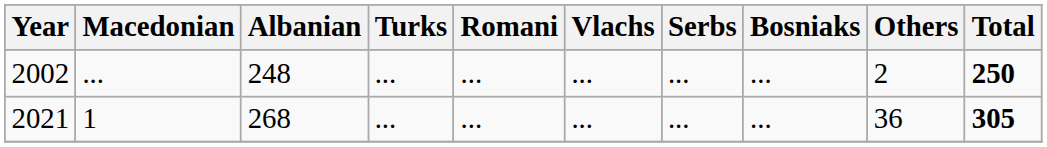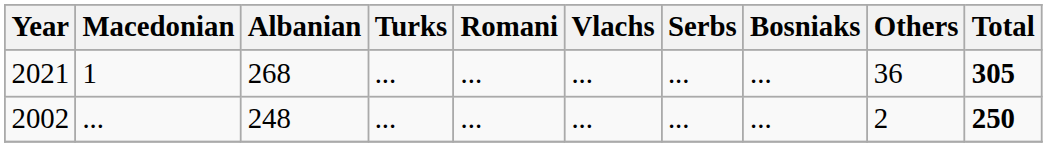rows swapped: (40, 73) <-> (40, 118)
